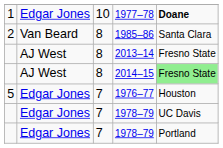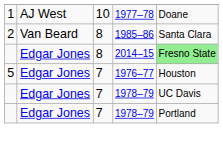(55, 14) Edgar Jones -> (43, 14) AJ West
(174, 14) bold -> (173, 14) normal
- row: (11, 54)
(43, 73) AJ West -> (55, 53) Edgar Jones
